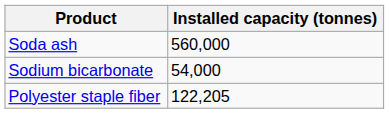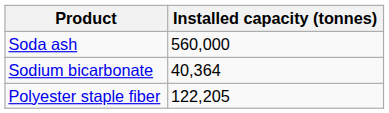(196, 70) 54,000 -> (196, 70) 40,364
